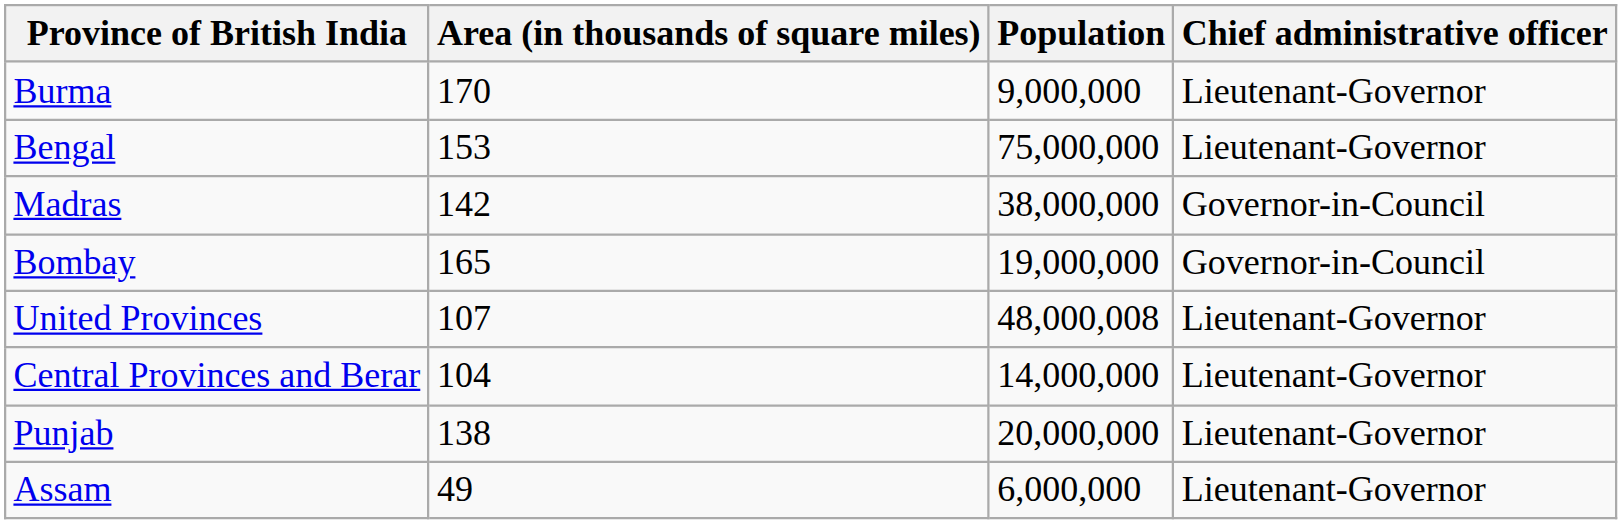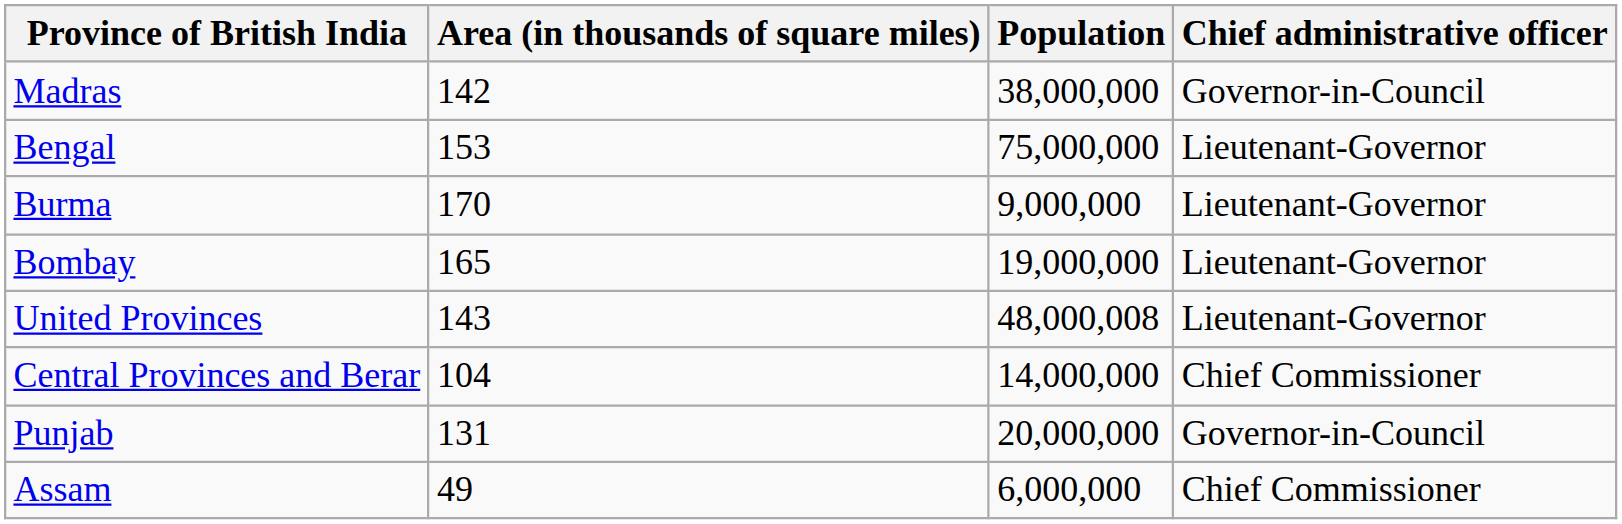rows swapped: (62, 90) <-> (67, 204)
(1333, 261) Governor-in-Council -> (1334, 261) Lieutenant-Governor
(464, 318) 107 -> (464, 318) 143
(1334, 375) Lieutenant-Governor -> (1331, 375) Chief Commissioner
(464, 432) 138 -> (464, 432) 131
(1334, 432) Lieutenant-Governor -> (1333, 432) Governor-in-Council
(1334, 489) Lieutenant-Governor -> (1331, 489) Chief Commissioner
